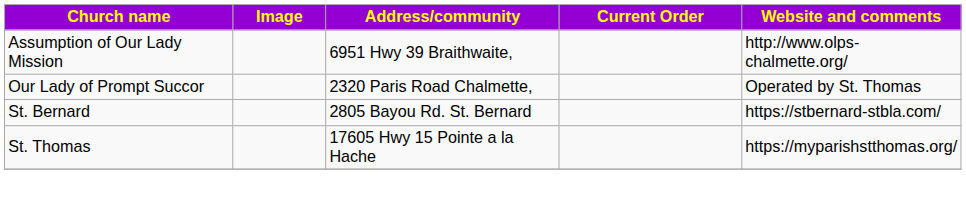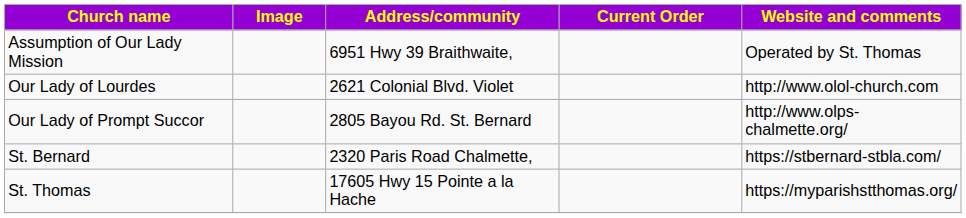(802, 52) http://www.olps-chalmette.org/ -> (833, 52) Operated by St. Thomas
+ row: (82, 86)
(431, 86) 2320 Paris Road Chalmette, -> (430, 121) 2805 Bayou Rd. St. Bernard
(833, 86) Operated by St. Thomas -> (802, 121) http://www.olps-chalmette.org/
(430, 112) 2805 Bayou Rd. St. Bernard -> (431, 156) 2320 Paris Road Chalmette,
